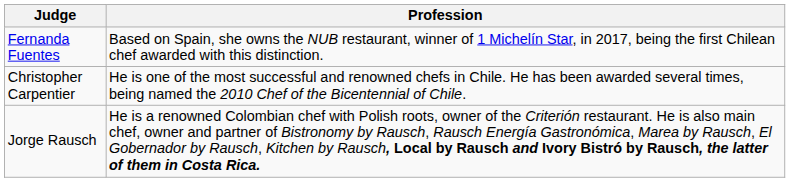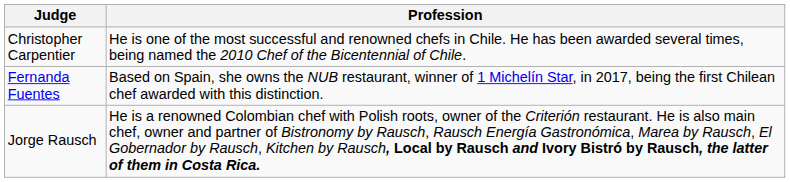rows swapped: (45, 85) <-> (39, 46)
